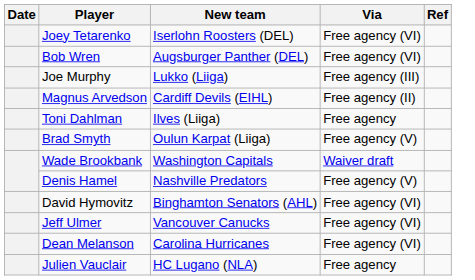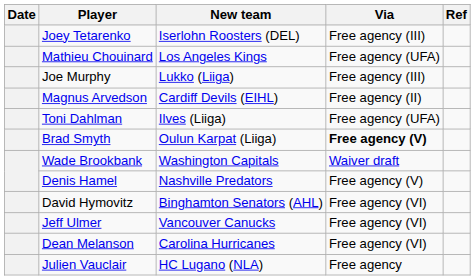(372, 35) Free agency (VI) -> (377, 35) Free agency (III)
+ row: (97, 56)
- row: (71, 56)
(360, 118) Free agency -> (384, 118) Free agency (UFA)
(370, 139) normal -> (378, 139) bold
